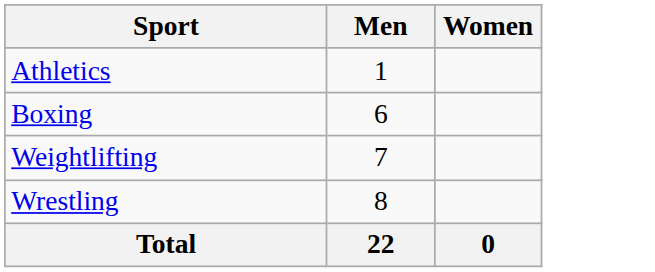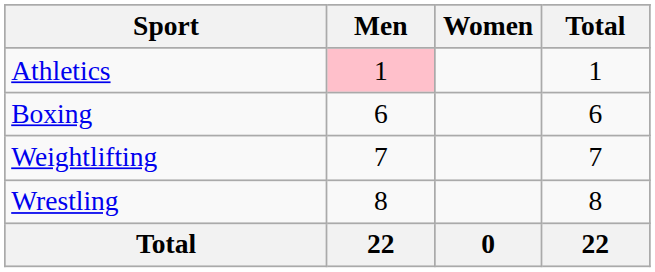+ column: (595, 26)
(381, 69) no background -> (381, 69) pink background
